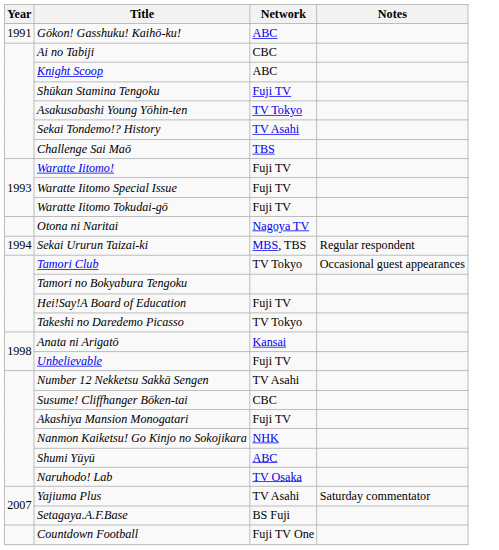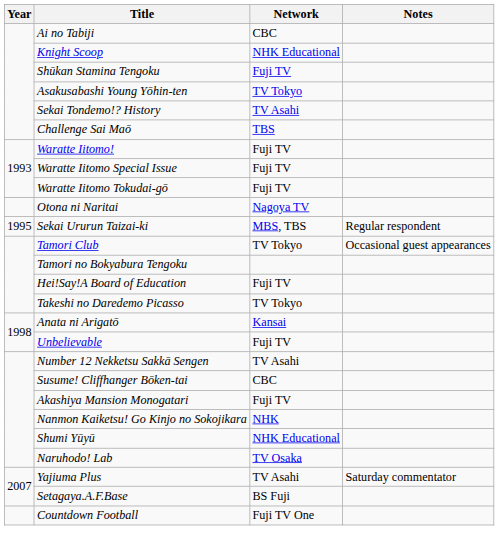- row: (109, 33)
(265, 71) ABC -> (296, 52) NHK Educational
(19, 245) 1994 -> (19, 226) 1995
(265, 457) ABC -> (296, 438) NHK Educational
